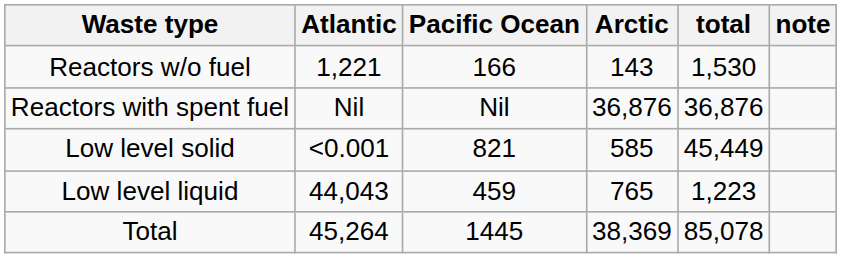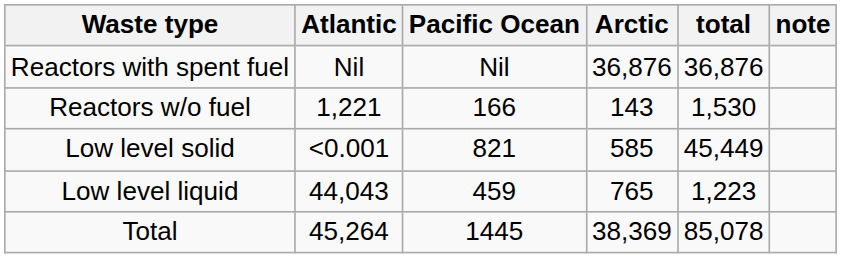rows swapped: (150, 107) <-> (150, 66)
